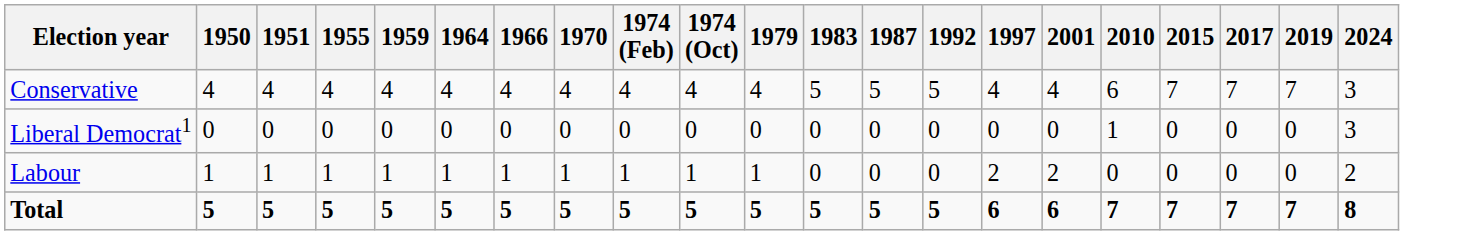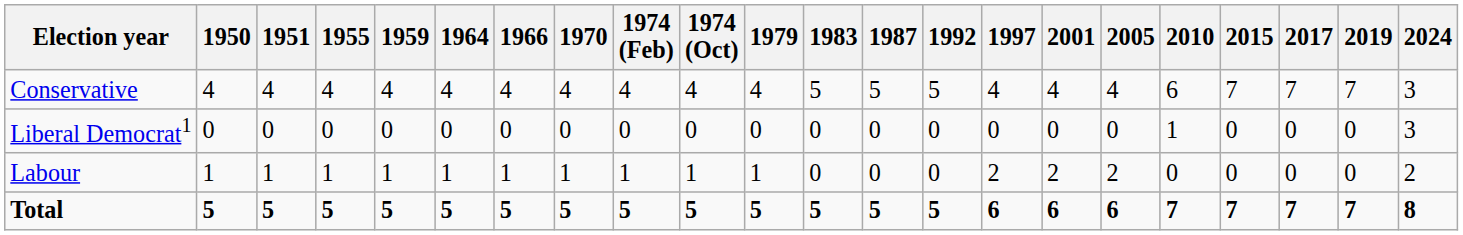+ column: (1131, 37)
